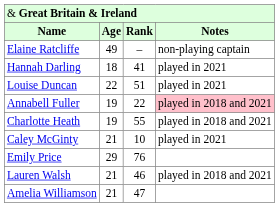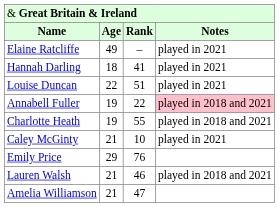(204, 49) non-playing captain -> (192, 49) played in 2021
